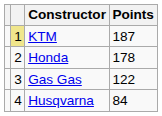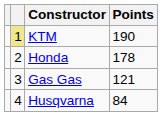(124, 36) 187 -> (124, 36) 190
(124, 79) 122 -> (124, 79) 121
